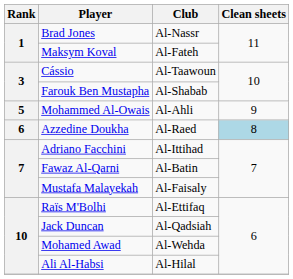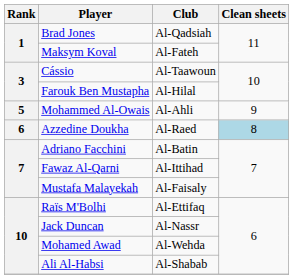(177, 33) Al-Nassr -> (183, 33) Al-Qadsiah
(181, 91) Al-Shabab -> (175, 91) Al-Hilal
(179, 149) Al-Ittihad -> (176, 149) Al-Batin
(176, 168) Al-Batin -> (179, 168) Al-Ittihad
(183, 226) Al-Qadsiah -> (177, 226) Al-Nassr
(175, 264) Al-Hilal -> (181, 264) Al-Shabab
